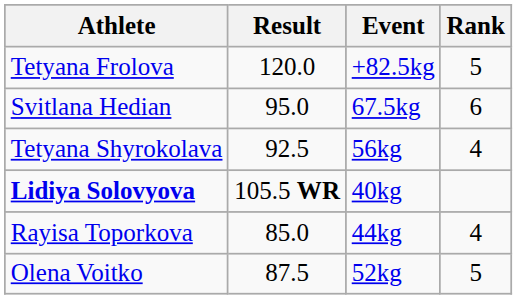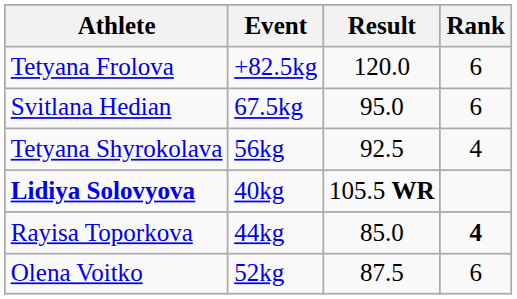columns swapped: (393, 25) <-> (287, 25)
(476, 66) 5 -> (476, 66) 6
(476, 232) normal -> (476, 232) bold
(476, 273) 5 -> (476, 273) 6
